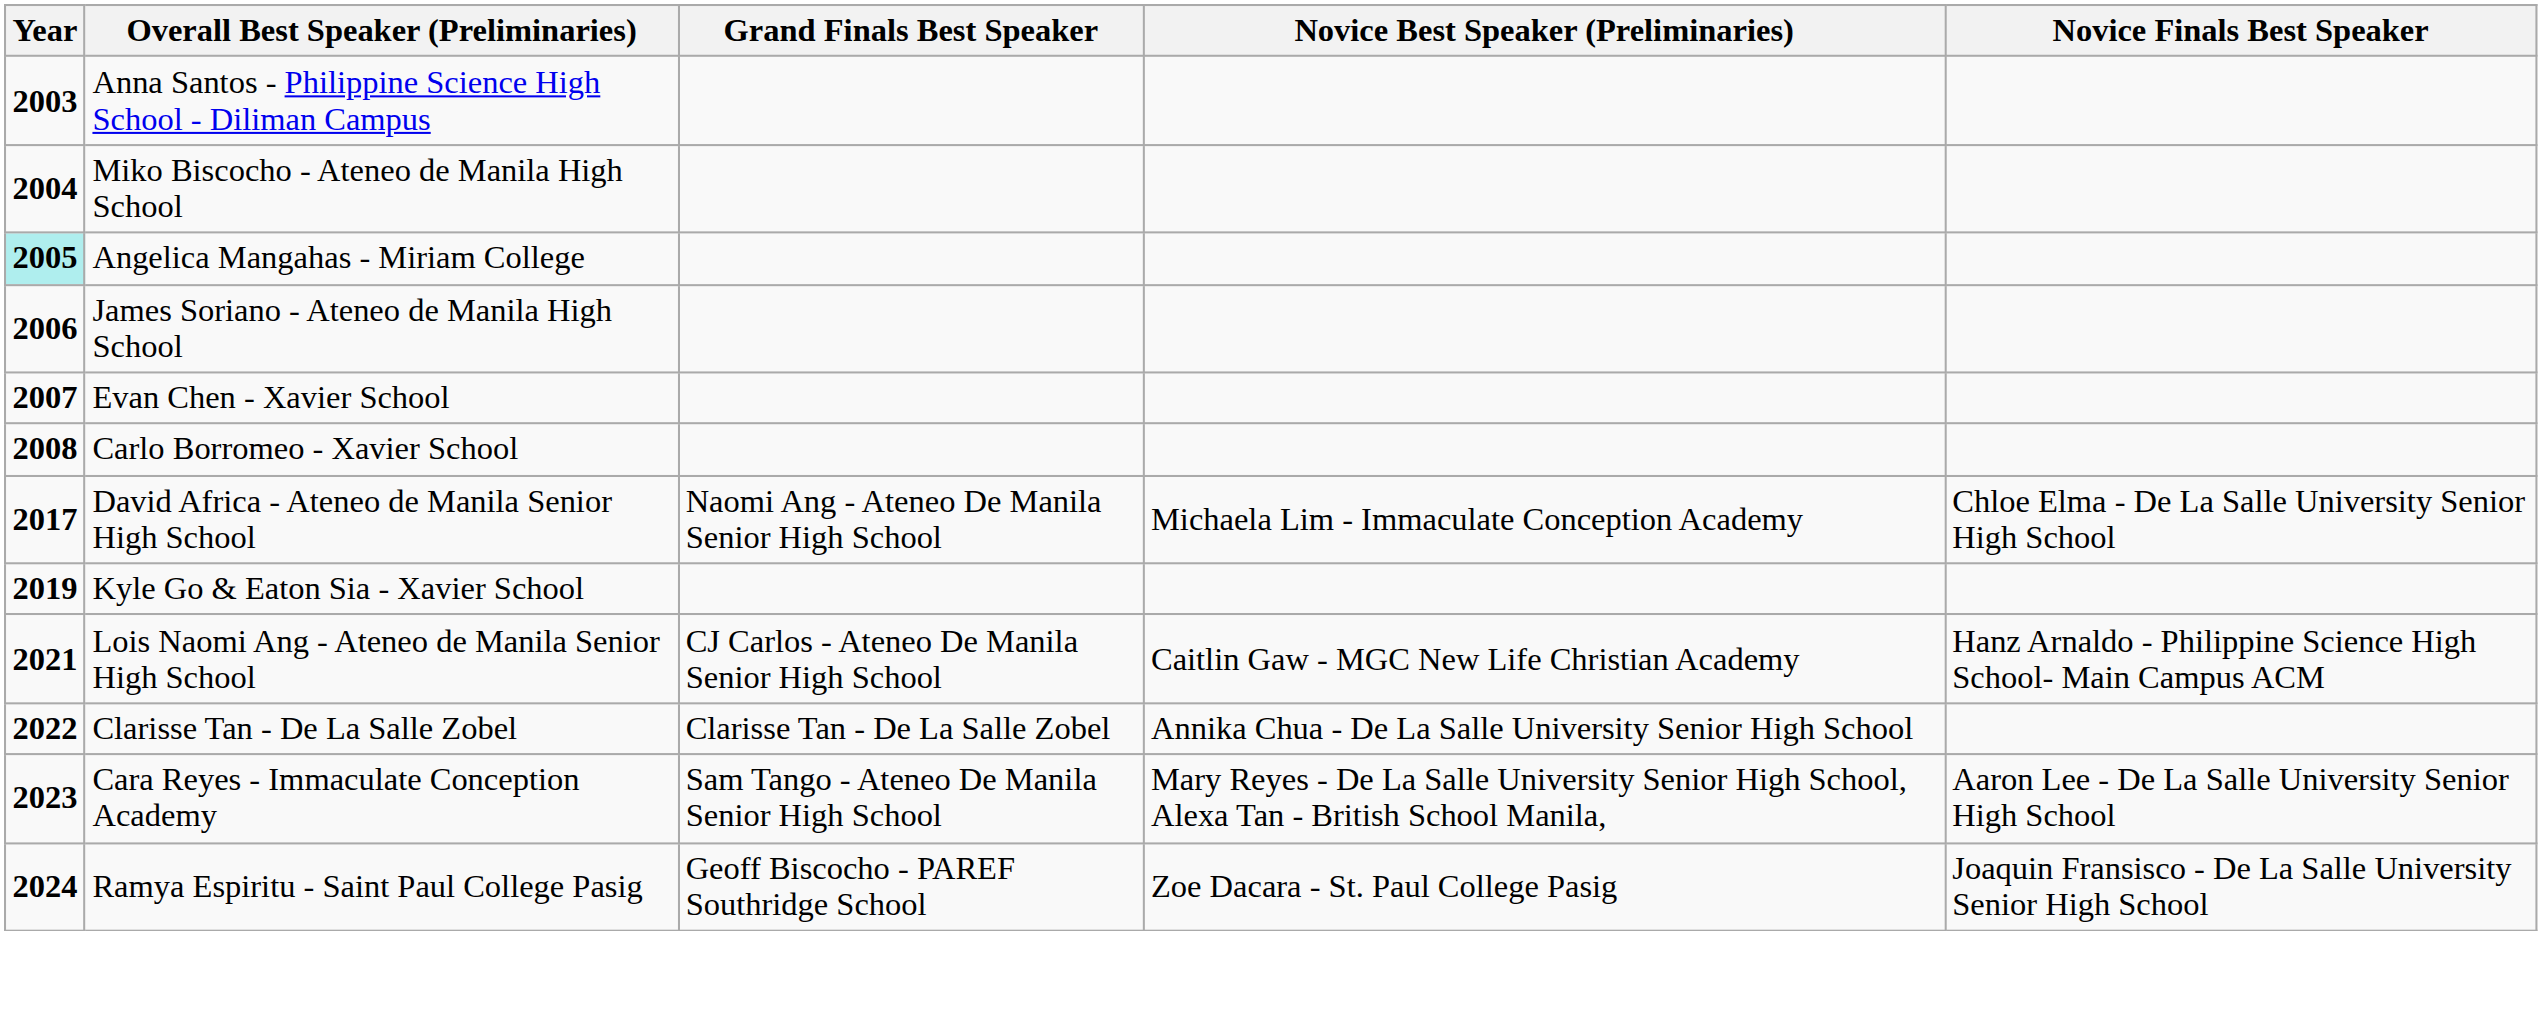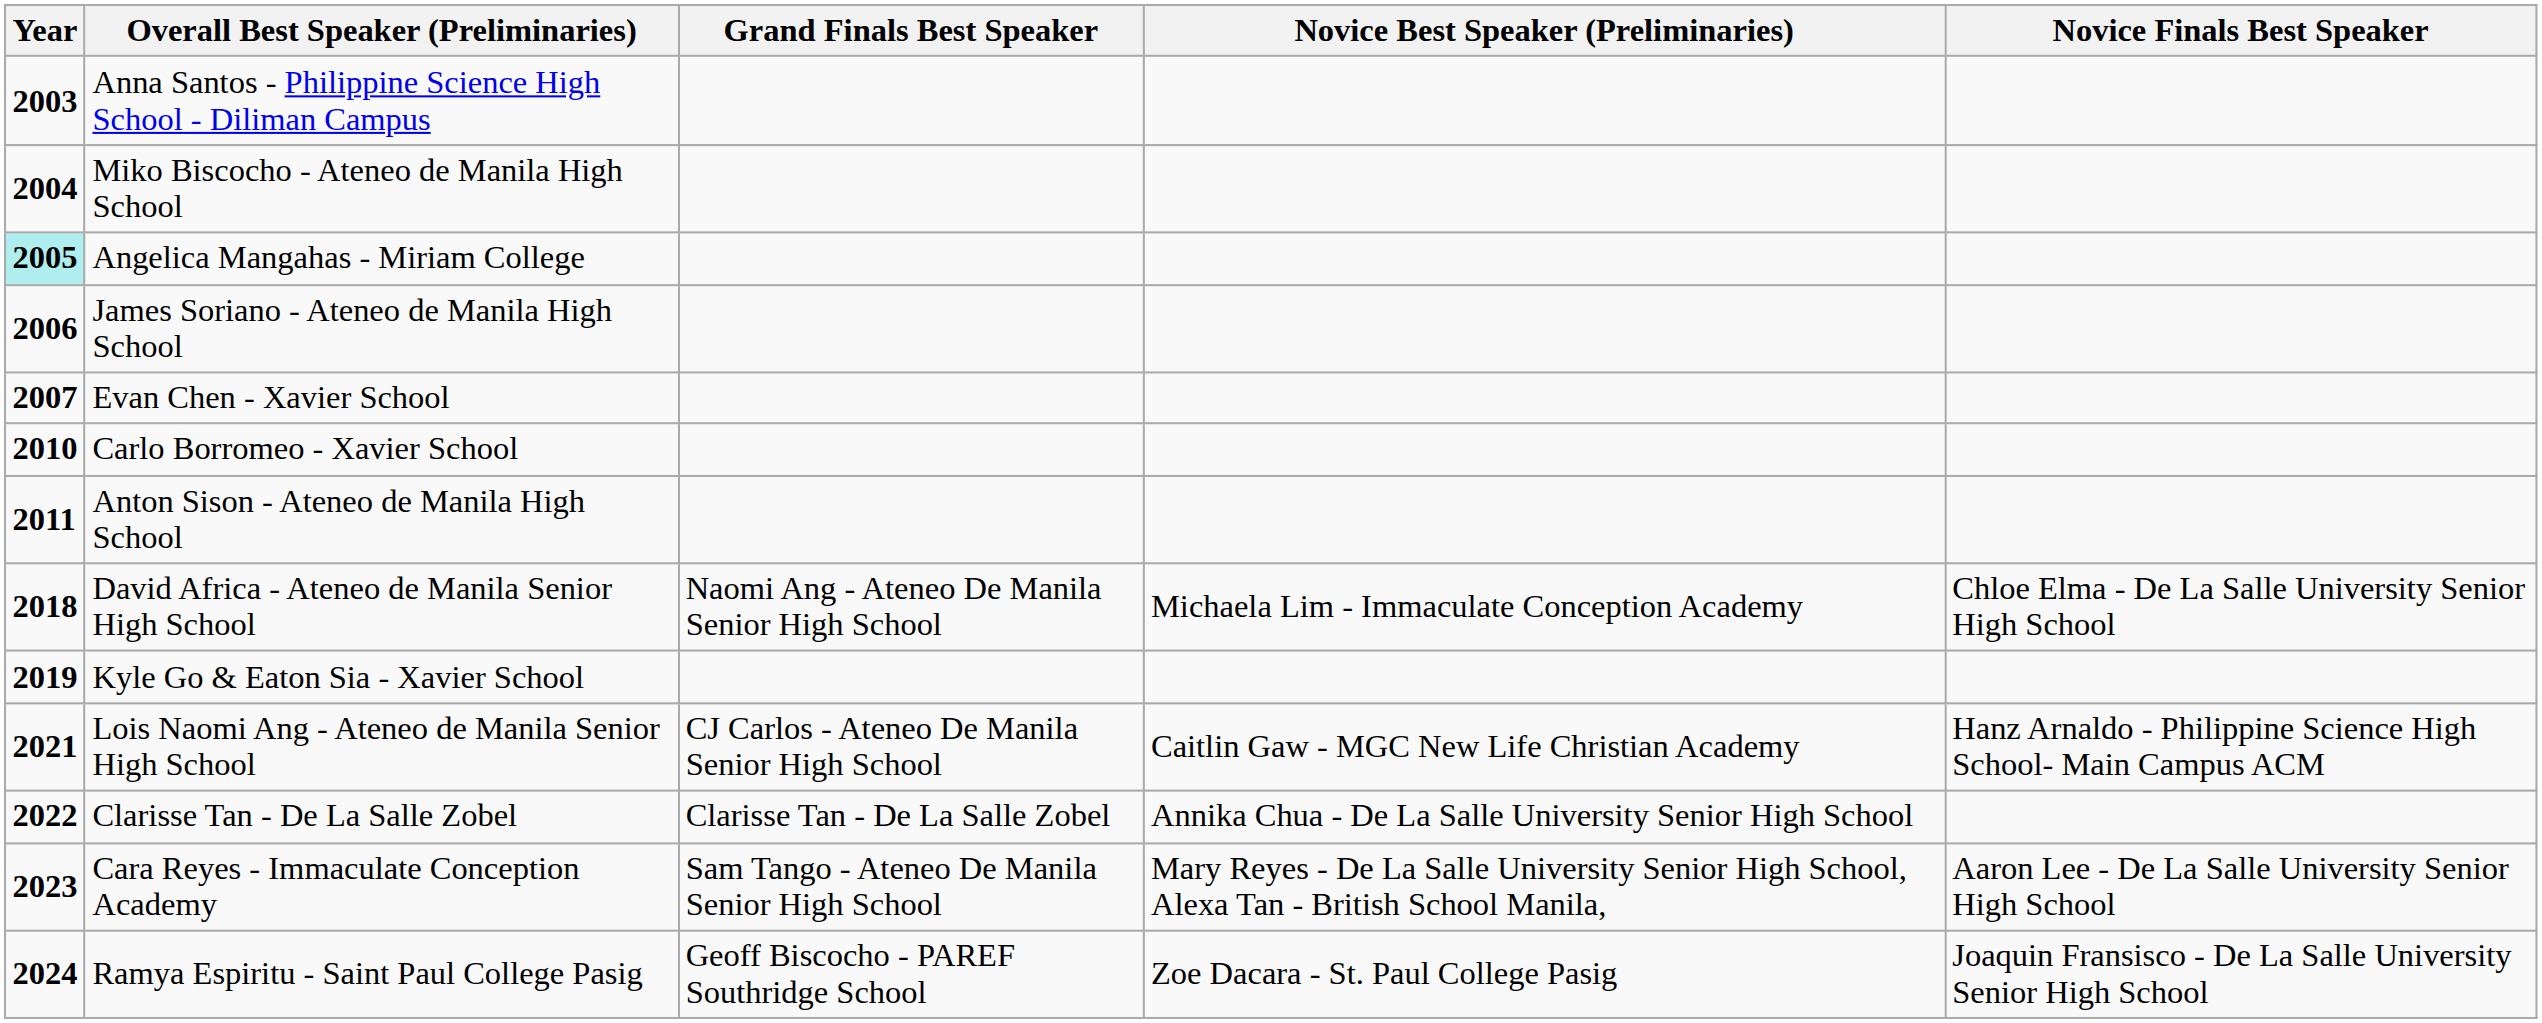(45, 448) 2008 -> (45, 448) 2010
+ row: (339, 518)
(45, 518) 2017 -> (45, 606) 2018
